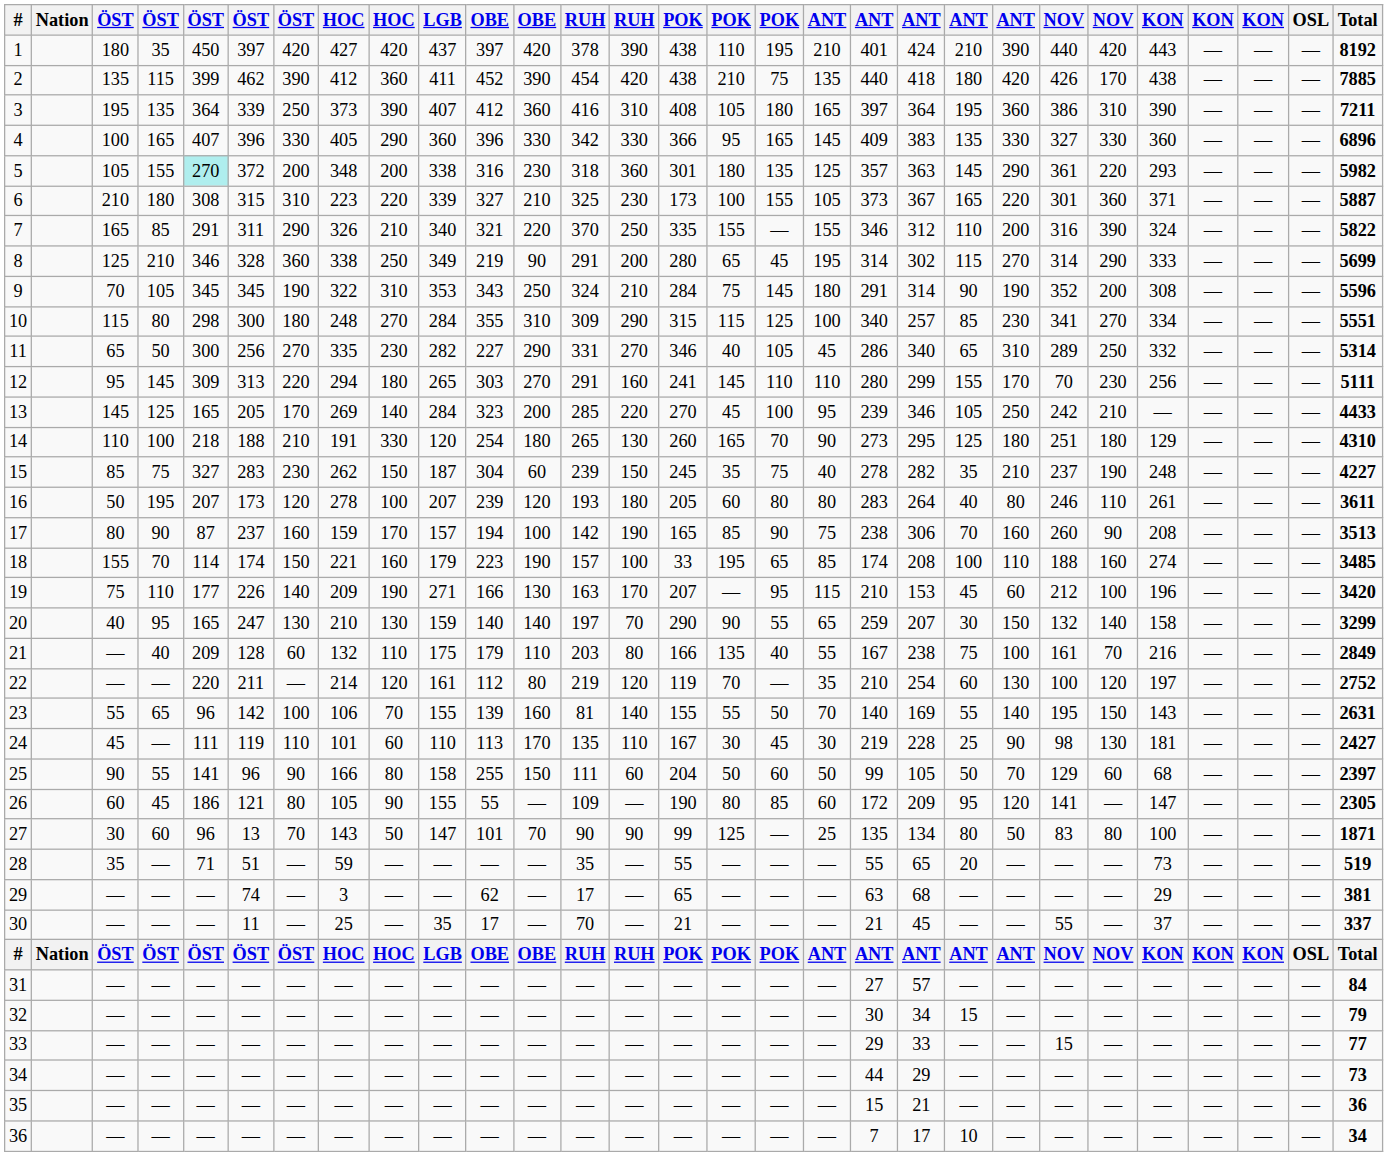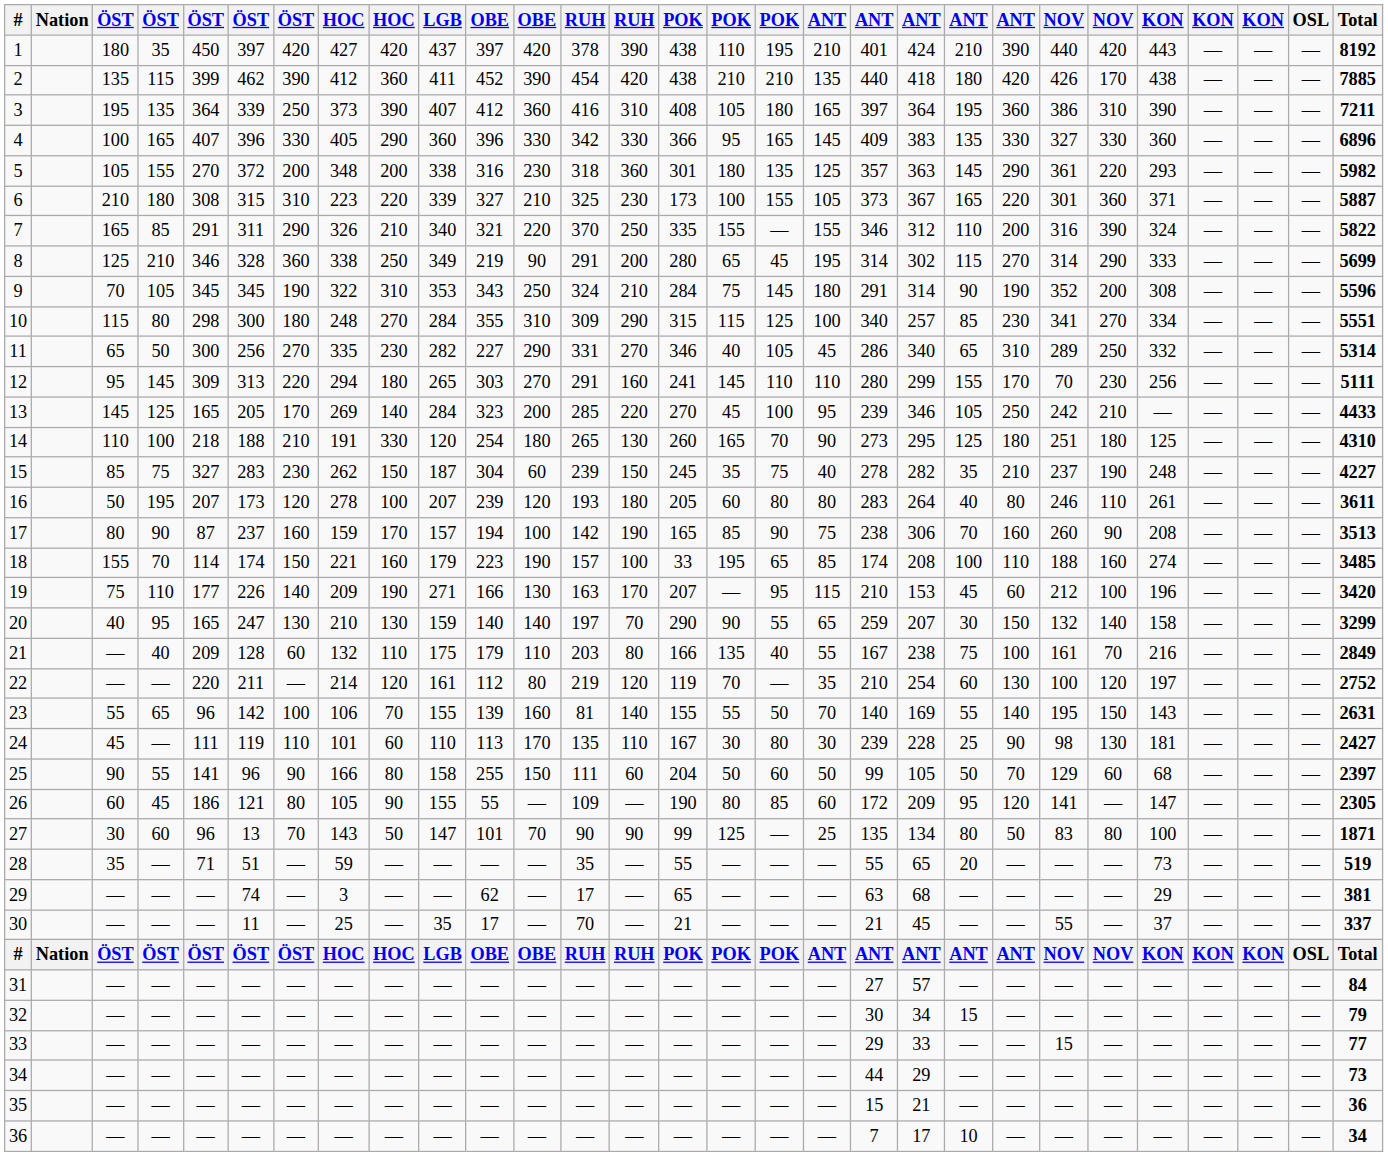(779, 80) 75 -> (779, 80) 210
(206, 170) paleturquoise background -> (206, 170) no background
(1163, 442) 129 -> (1163, 442) 125
(779, 743) 45 -> (779, 743) 80
(874, 743) 219 -> (874, 743) 239
